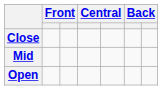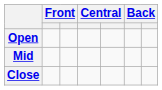rows swapped: (23, 38) <-> (23, 75)
